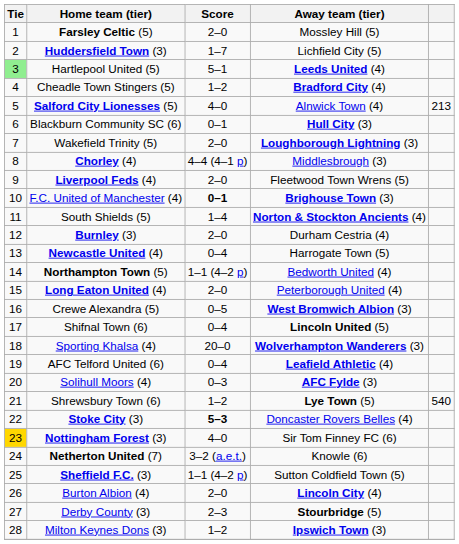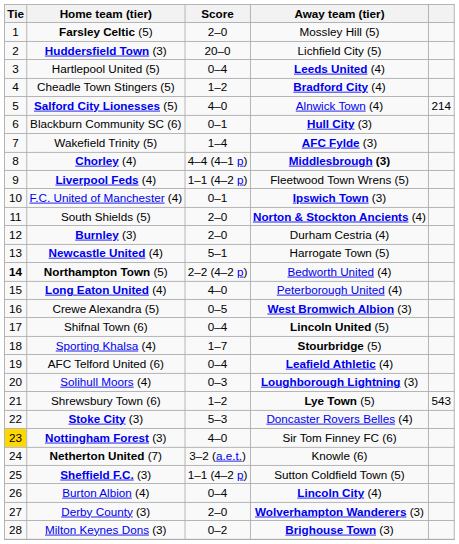(218, 50) 1–7 -> (218, 50) 20–0
(16, 69) lightgreen background -> (16, 69) no background
(218, 69) 5–1 -> (218, 69) 0–4
(441, 105) 213 -> (441, 105) 214
(218, 142) 2–0 -> (218, 142) 1–4
(339, 142) Loughborough Lightning (3) -> (339, 142) AFC Fylde (3)
(339, 161) normal -> (339, 161) bold
(218, 179) 2–0 -> (218, 179) 1–1 (4–2 p)
(218, 198) bold -> (218, 198) normal
(339, 198) Brighouse Town (3) -> (339, 198) Ipswich Town (3)
(218, 216) 1–4 -> (218, 216) 2–0
(218, 253) 0–4 -> (218, 253) 5–1
(16, 271) normal -> (16, 271) bold
(218, 271) 1–1 (4–2 p) -> (218, 271) 2–2 (4–2 p)
(218, 290) 2–0 -> (218, 290) 4–0
(218, 345) 20–0 -> (218, 345) 1–7
(339, 345) Wolverhampton Wanderers (3) -> (339, 345) Stourbridge (5)
(339, 382) AFC Fylde (3) -> (339, 382) Loughborough Lightning (3)
(441, 400) 540 -> (441, 400) 543
(218, 419) bold -> (218, 419) normal
(218, 493) 2–0 -> (218, 493) 0–4
(218, 511) 2–3 -> (218, 511) 2–0
(339, 511) Stourbridge (5) -> (339, 511) Wolverhampton Wanderers (3)
(218, 529) 1–2 -> (218, 529) 0–2
(339, 529) Ipswich Town (3) -> (339, 529) Brighouse Town (3)
